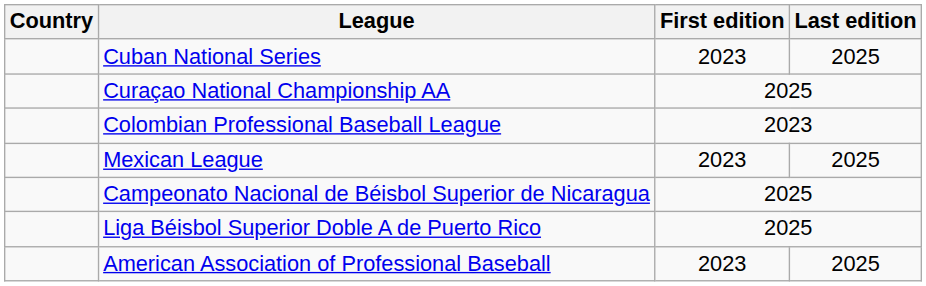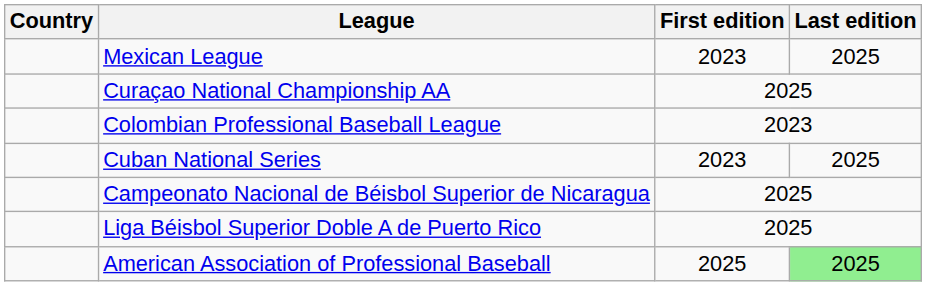rows swapped: (212, 56) <-> (183, 159)
(722, 263) 2023 -> (722, 263) 2025
(856, 263) no background -> (856, 263) lightgreen background
